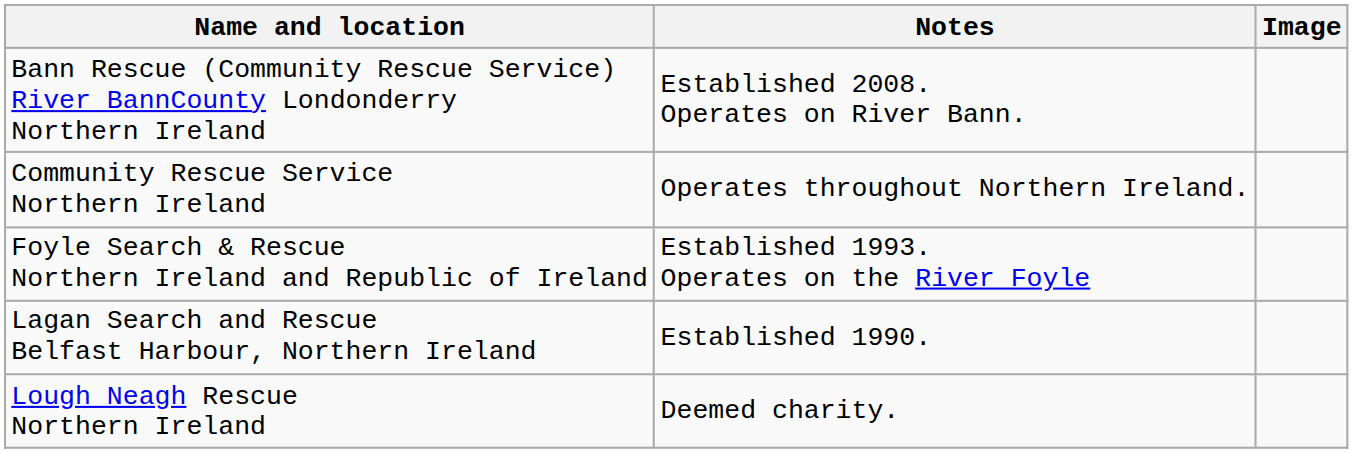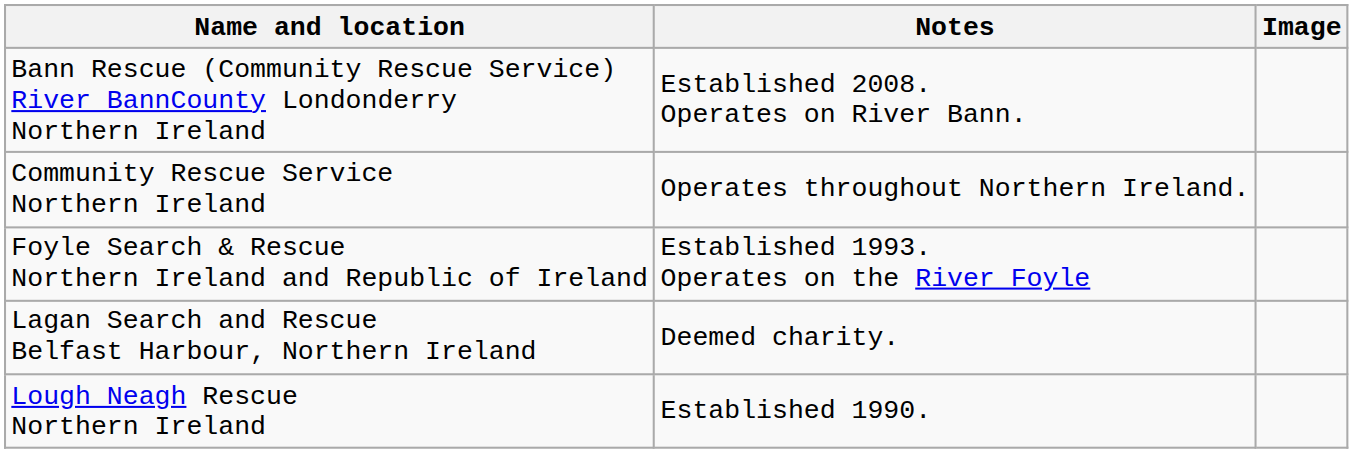(796, 337) Established 1990. -> (780, 337) Deemed charity.
(780, 411) Deemed charity. -> (796, 411) Established 1990.
